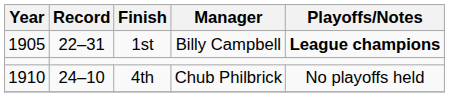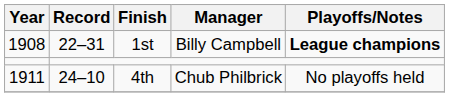(27, 44) 1905 -> (27, 44) 1908
(27, 78) 1910 -> (27, 78) 1911
